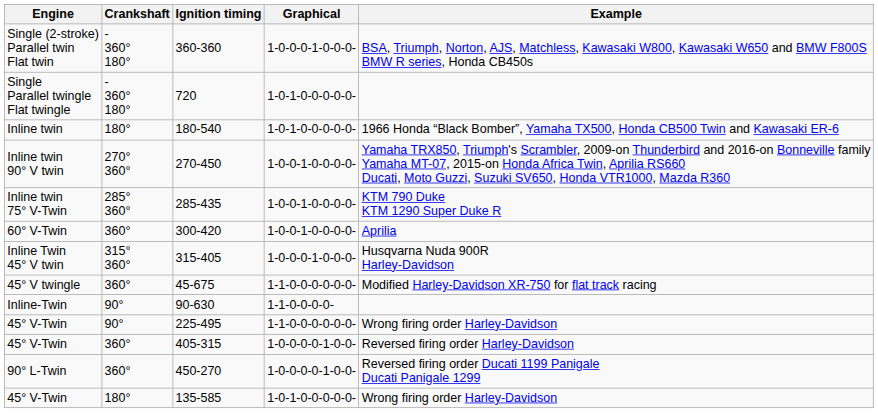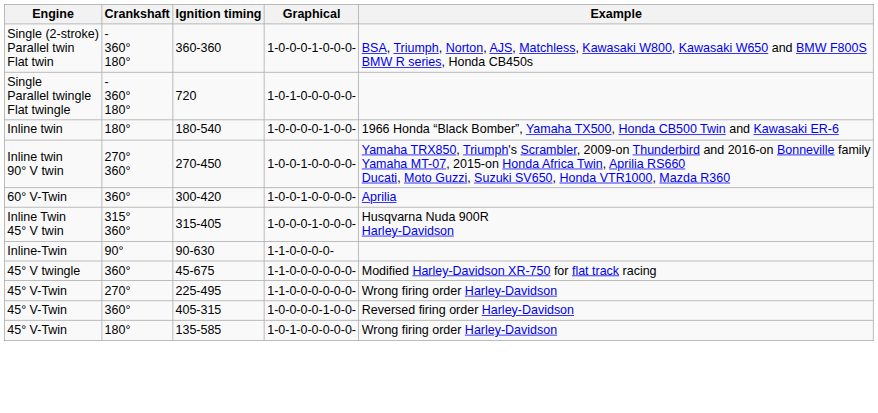(312, 129) 1-0-1-0-0-0-0-0- -> (312, 129) 1-0-0-0-0-1-0-0-
- row: (198, 204)
rows swapped: (195, 285) <-> (195, 304)
(114, 324) 90° -> (117, 290) 270°
- row: (198, 371)
